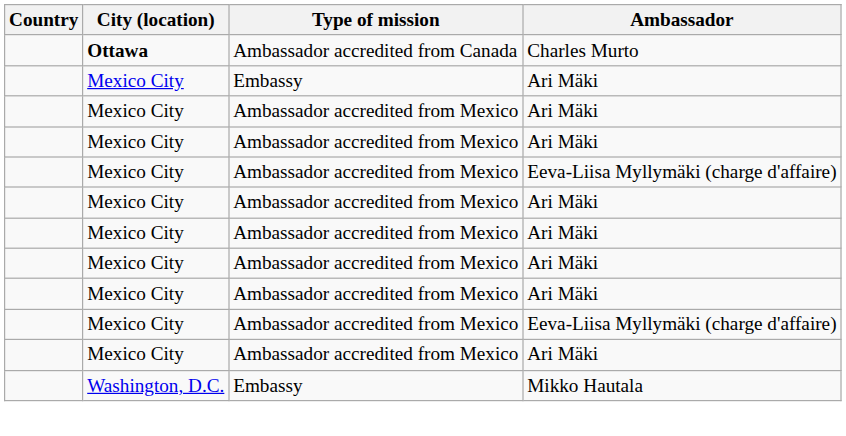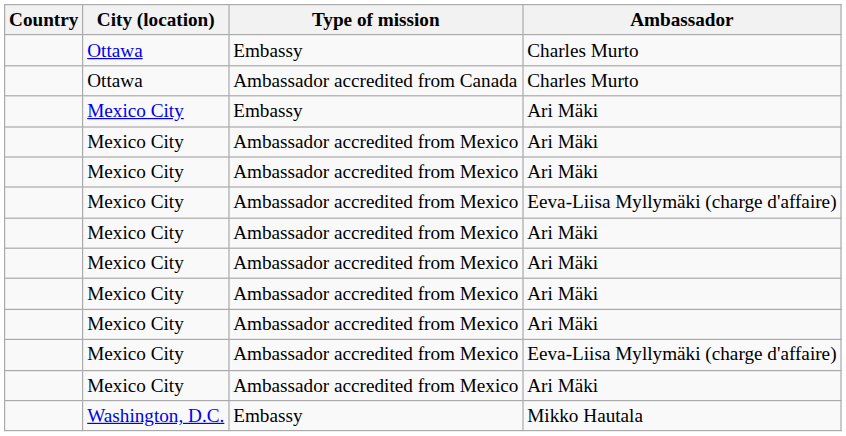+ row: (268, 50)
(118, 50) bold -> (115, 80) normal
